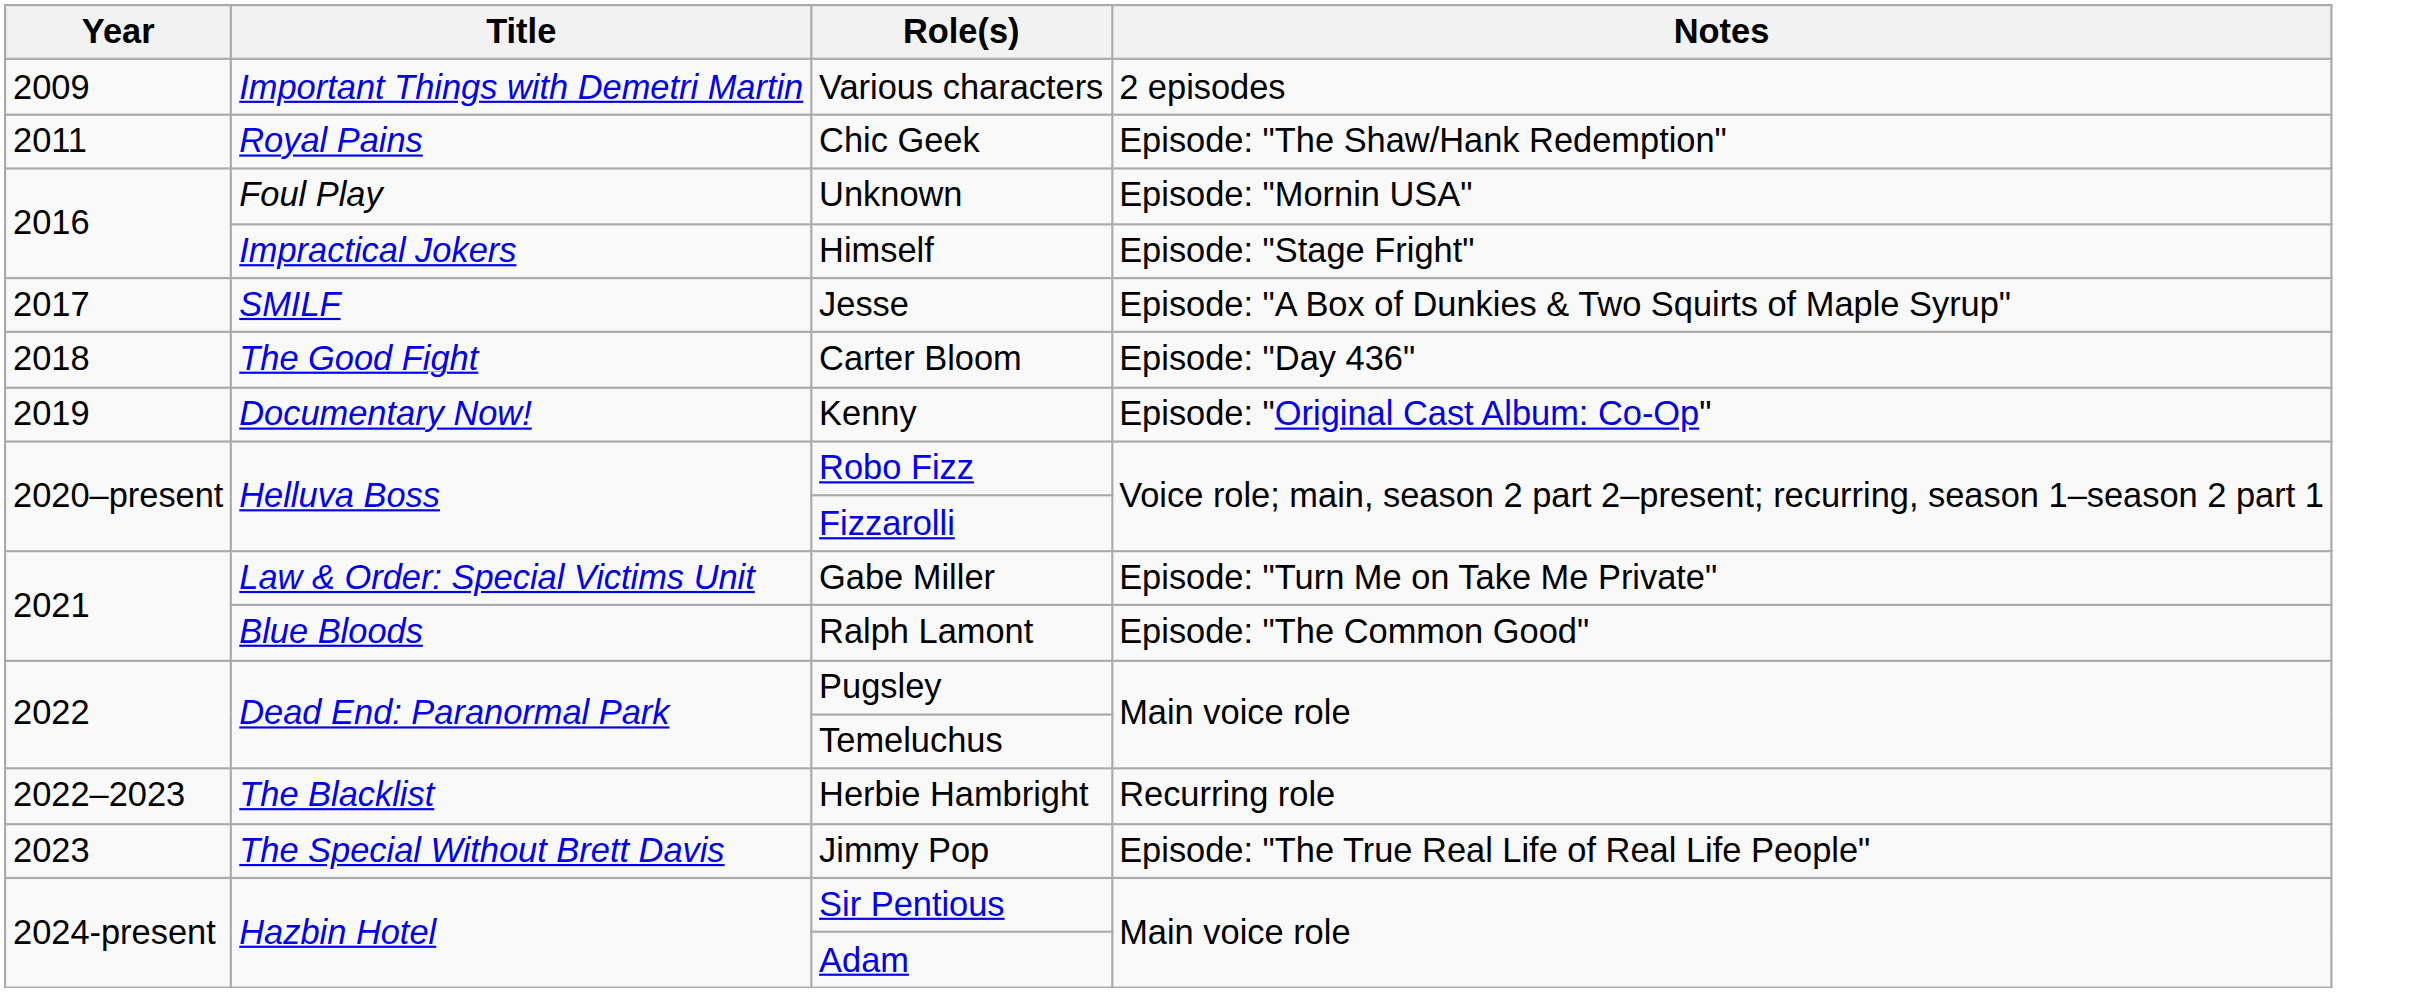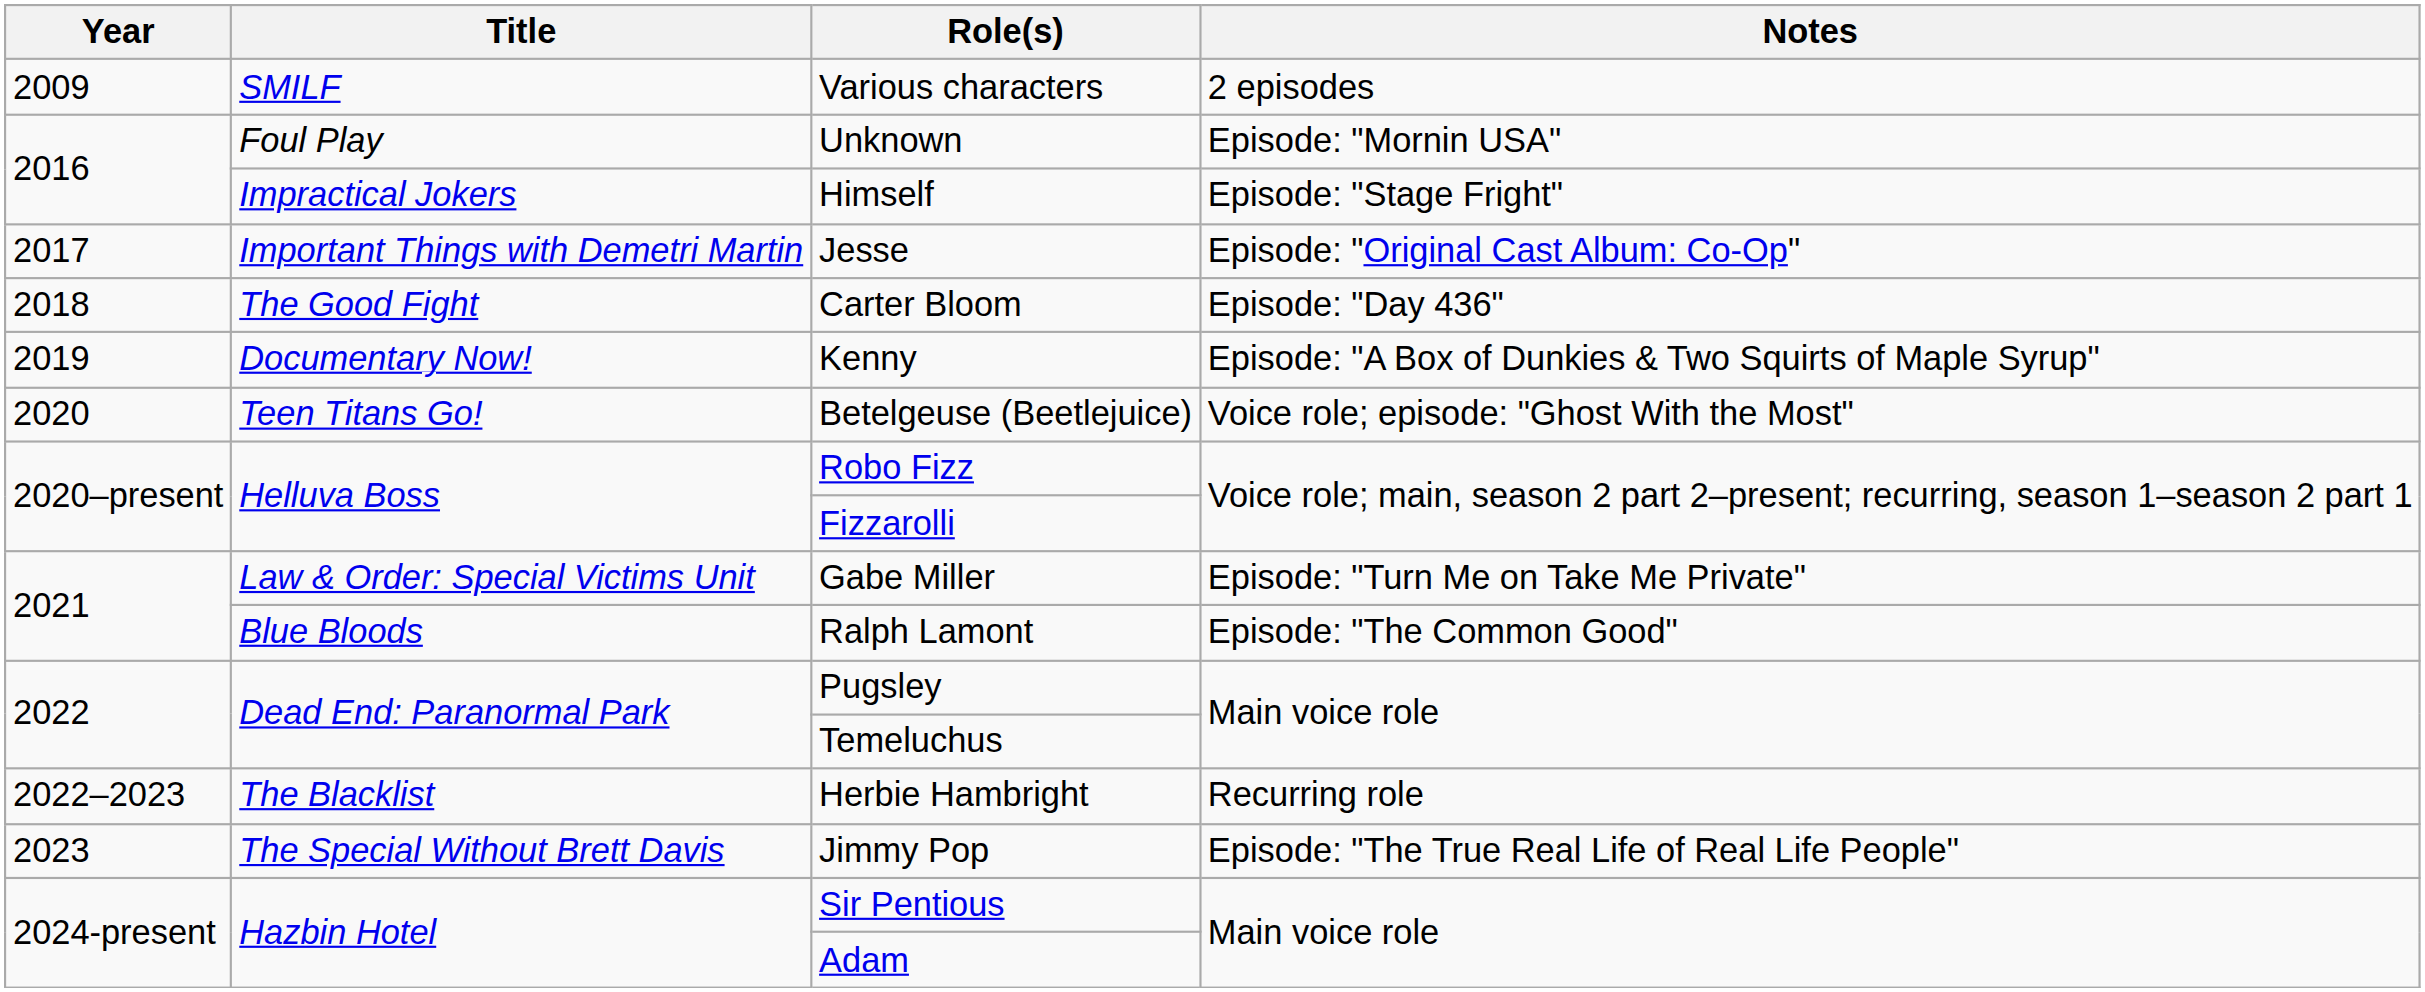(521, 86) Important Things with Demetri Martin -> (290, 86) SMILF
- row: (899, 140)
(290, 304) SMILF -> (521, 250) Important Things with Demetri Martin
(1565, 304) Episode: "A Box of Dunkies & Two Squirts of Maple Syrup" -> (1504, 250) Episode: "Original Cast Album: Co-Op"
(1415, 413) Episode: "Original Cast Album: Co-Op" -> (1654, 359) Episode: "A Box of Dunkies & Two Squirts of Maple Syrup"
+ row: (1006, 413)
